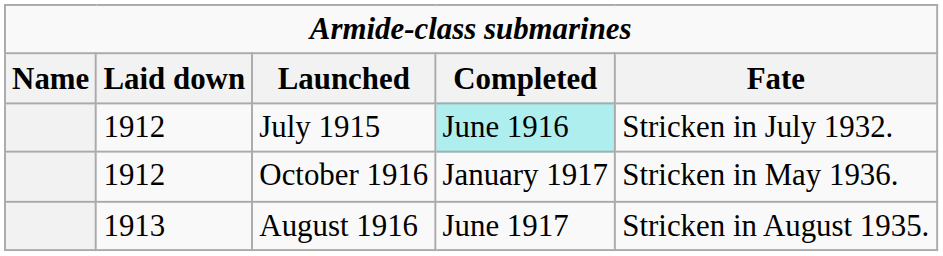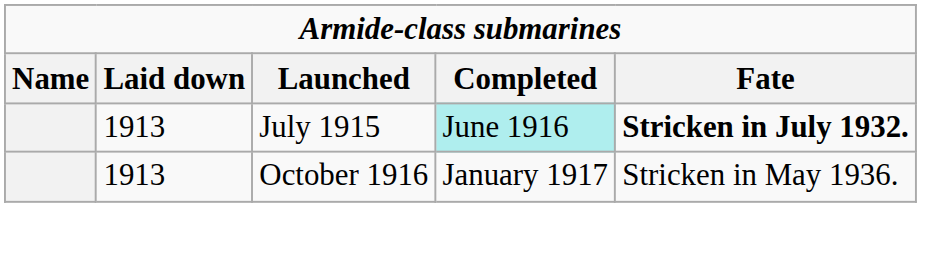(134, 126) 1912 -> (134, 126) 1913
(758, 126) normal -> (766, 126) bold
(134, 175) 1912 -> (134, 175) 1913
- row: (339, 224)
